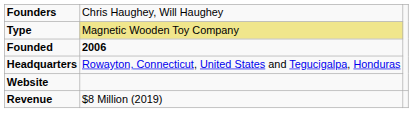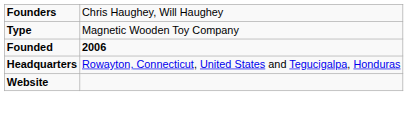(160, 30) khaki background -> (160, 30) no background
- row: (30, 99)
